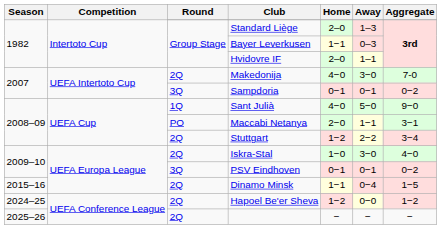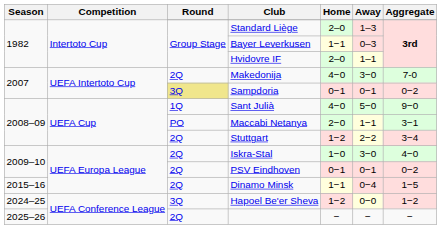(176, 91) no background -> (176, 91) khaki background
(176, 169) 3Q -> (176, 169) 2Q
(176, 201) 2Q -> (176, 201) 3Q
